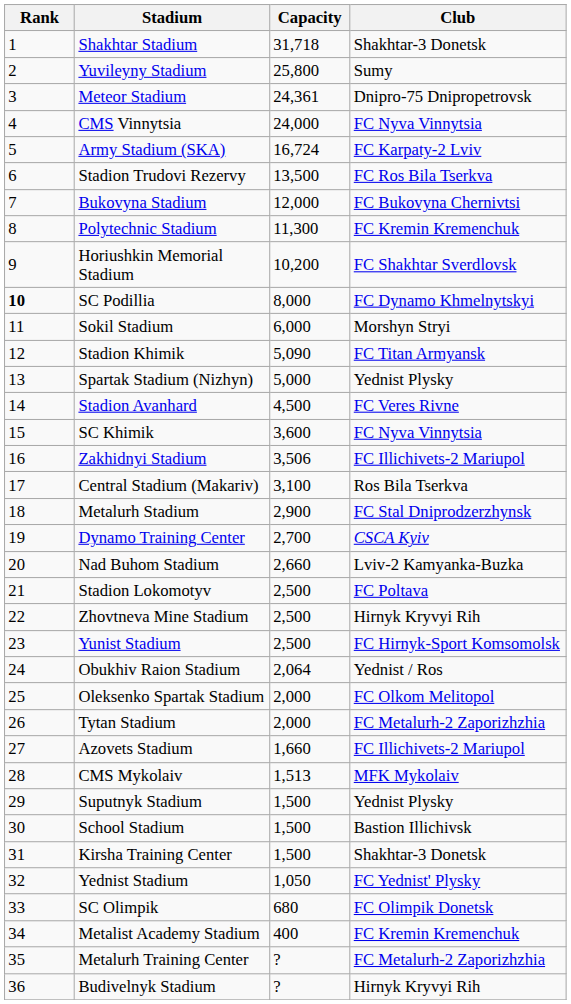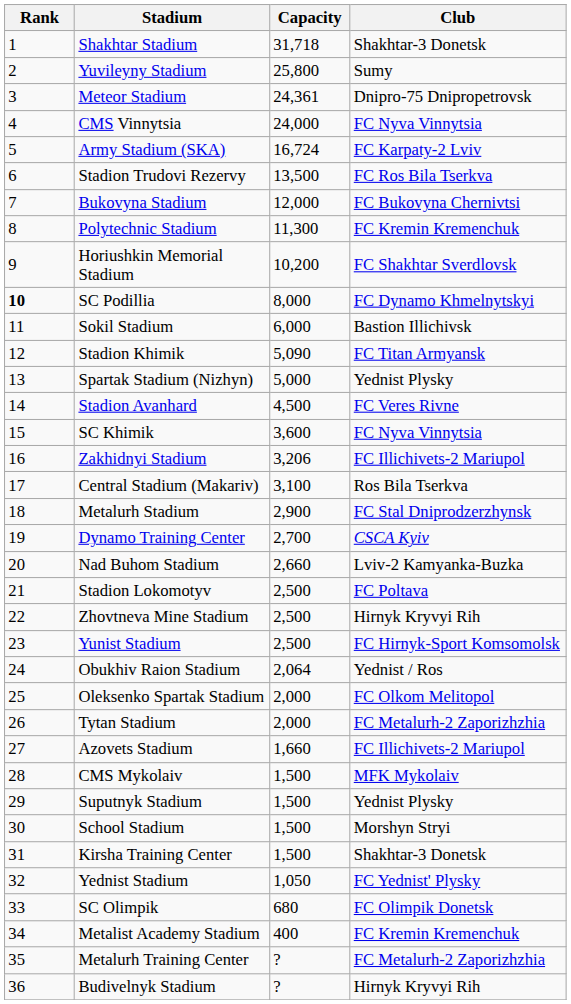(402, 326) Morshyn Stryi -> (413, 326) Bastion Illichivsk
(292, 458) 3,506 -> (292, 458) 3,206
(292, 775) 1,513 -> (292, 775) 1,500
(413, 828) Bastion Illichivsk -> (402, 828) Morshyn Stryi
